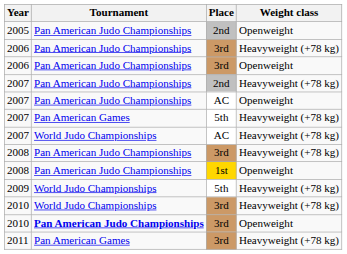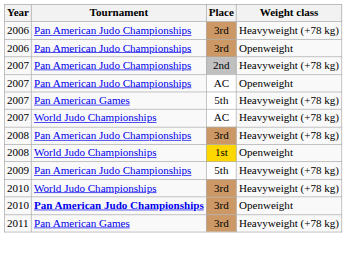- row: (18, 30)
(113, 170) Pan American Judo Championships -> (95, 153) World Judo Championships
(95, 188) World Judo Championships -> (113, 170) Pan American Judo Championships
